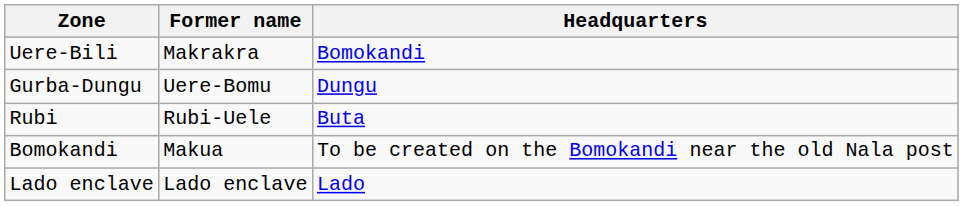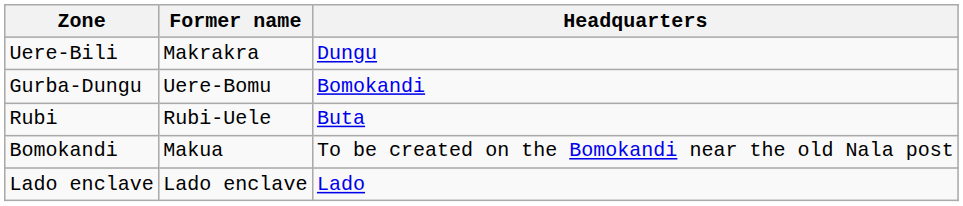(371, 54) Bomokandi -> (347, 54) Dungu
(347, 86) Dungu -> (371, 86) Bomokandi
